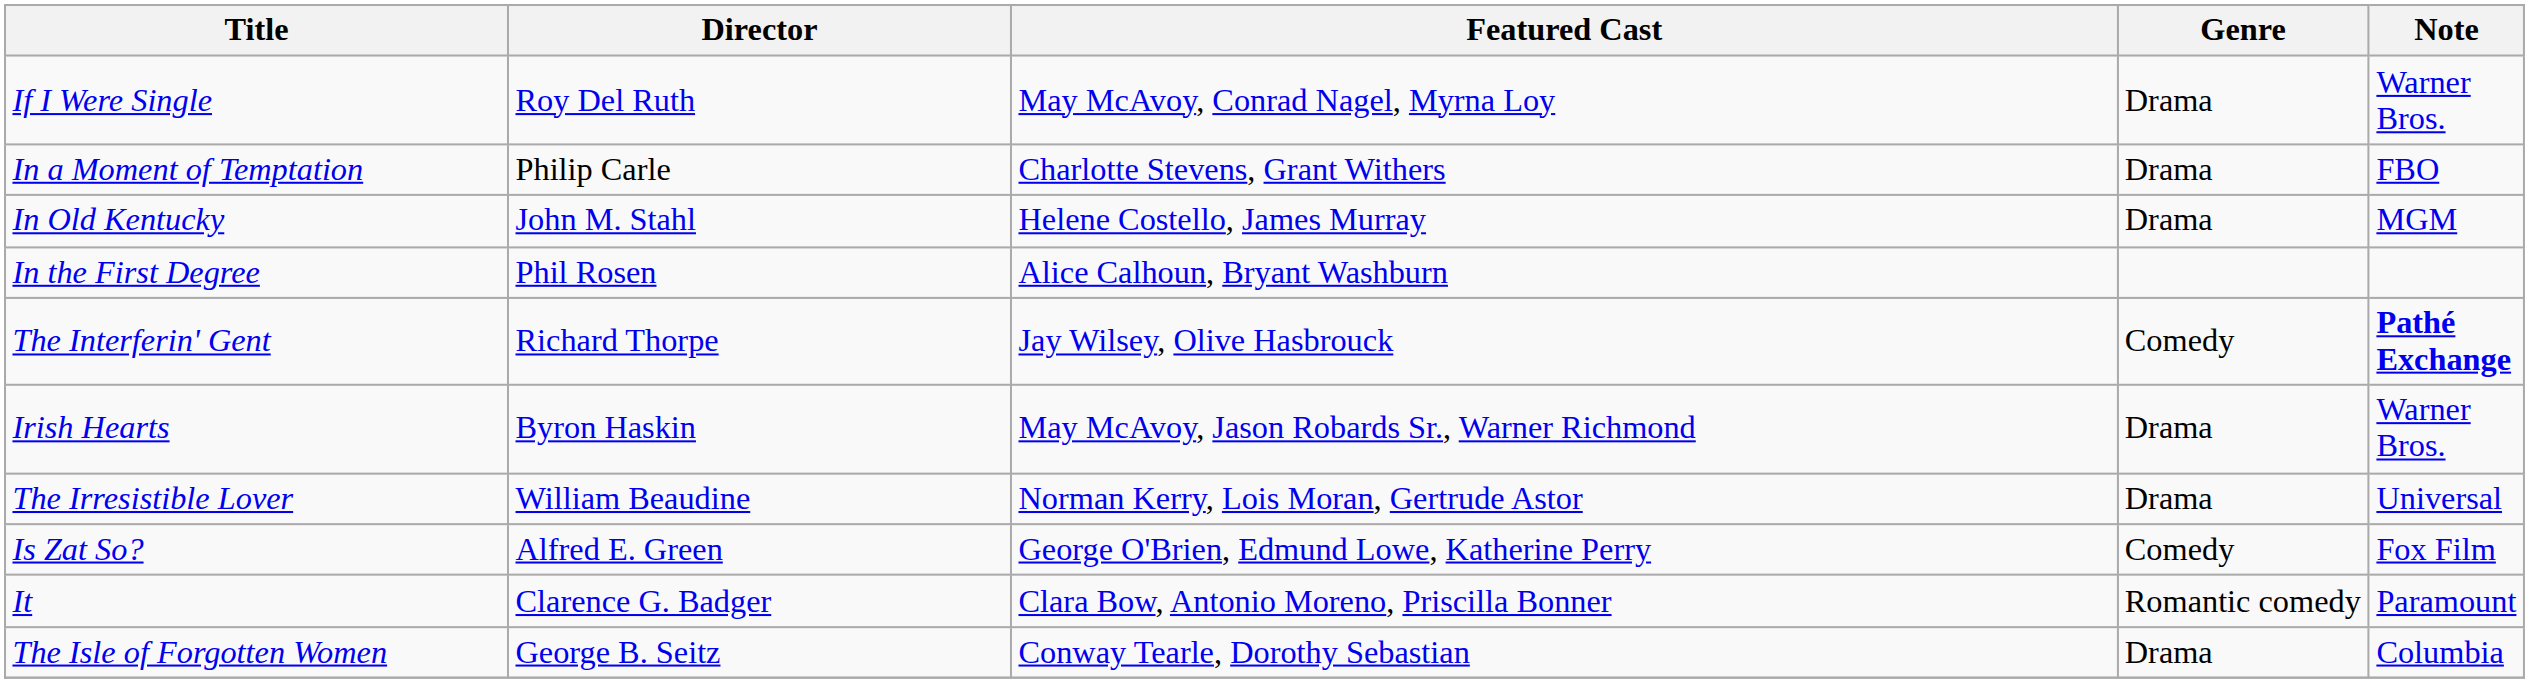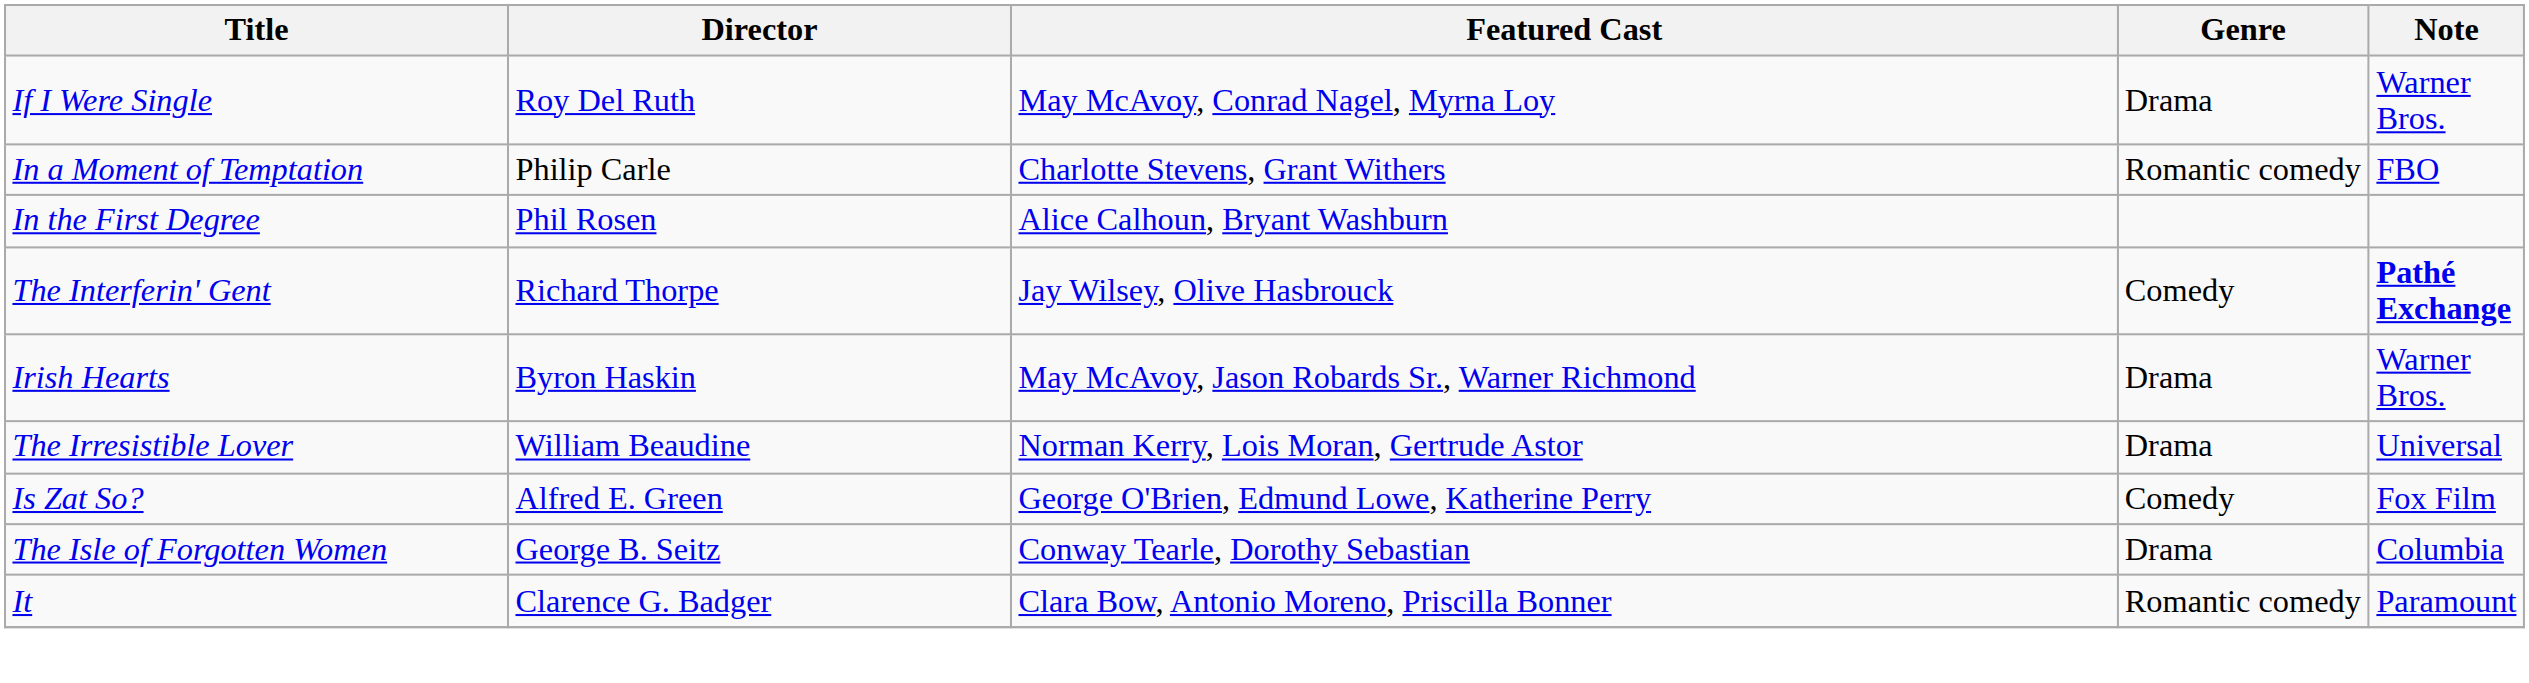(2169, 169) Drama -> (2243, 169) Romantic comedy
- row: (118, 220)
rows swapped: (200, 651) <-> (22, 600)
